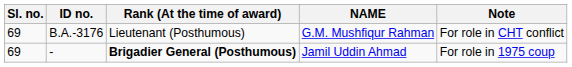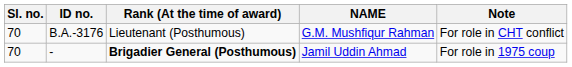(14, 33) 69 -> (14, 33) 70
(14, 52) 69 -> (14, 52) 70
